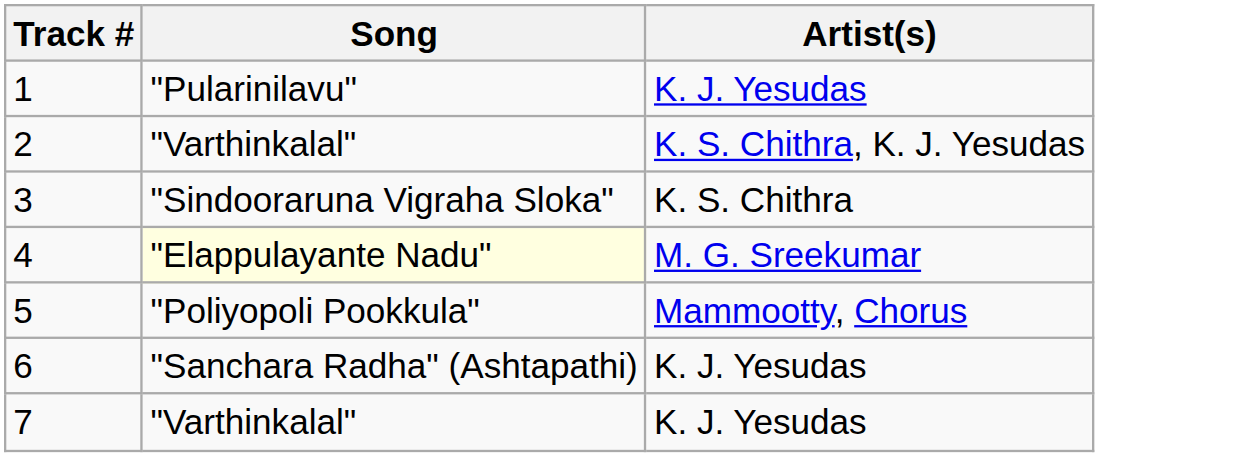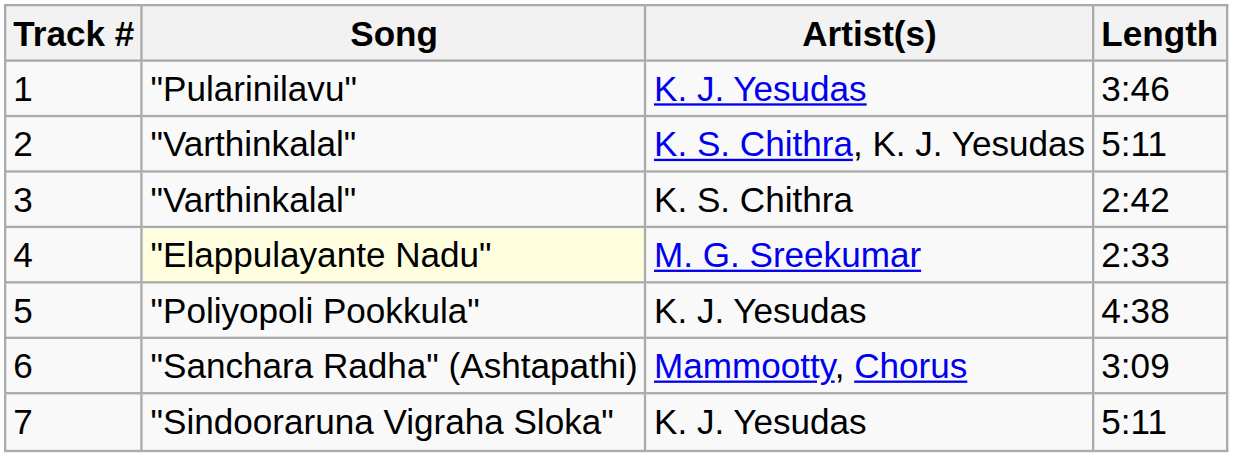+ column: (1160, 33)
(382, 200) "Sindooraruna Vigraha Sloka" -> (253, 200) "Varthinkalal"
(811, 311) Mammootty, Chorus -> (760, 311) K. J. Yesudas
(760, 367) K. J. Yesudas -> (811, 367) Mammootty, Chorus
(253, 422) "Varthinkalal" -> (382, 422) "Sindooraruna Vigraha Sloka"
